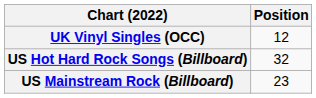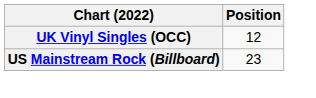- row: (128, 59)
